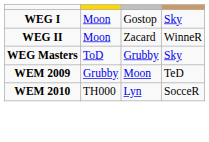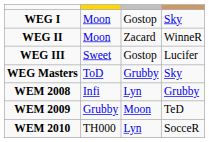+ row: (42, 55)
+ row: (42, 92)
